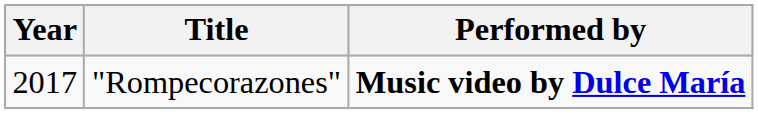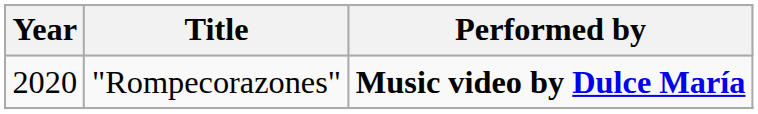(45, 81) 2017 -> (45, 81) 2020
